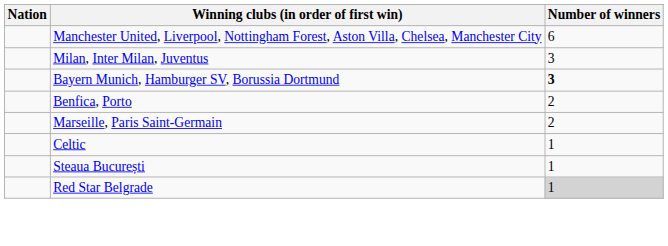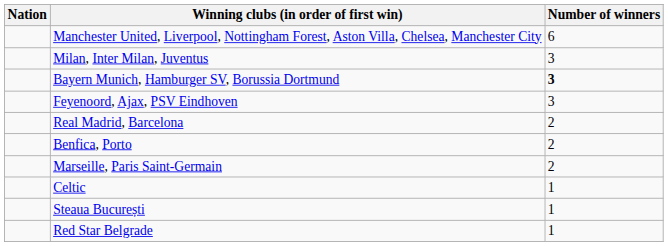+ row: (145, 101)
+ row: (118, 123)
(551, 187) lightgrey background -> (551, 230) no background
